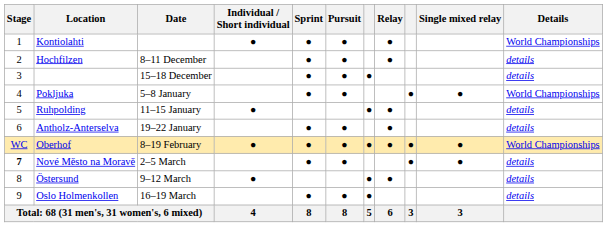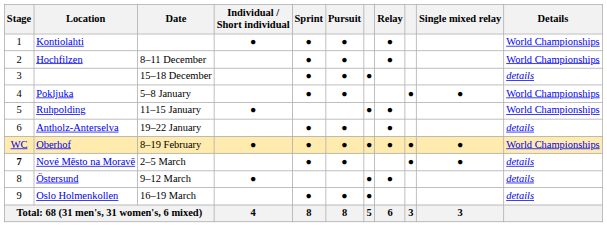(520, 59) details -> (553, 59) World Championships
(520, 110) details -> (553, 110) World Championships
